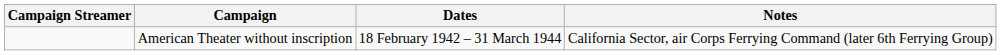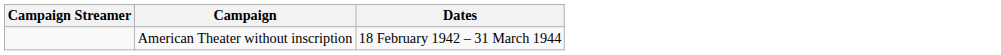- column: (780, 15)
